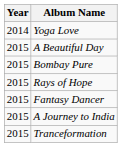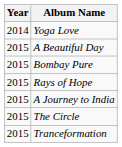- row: (69, 99)
+ row: (57, 116)
